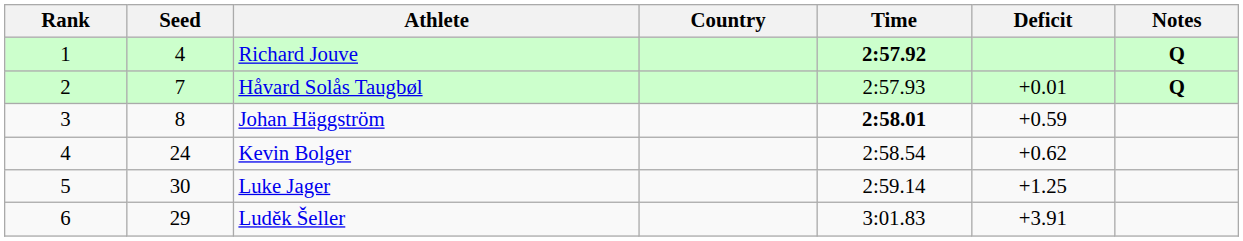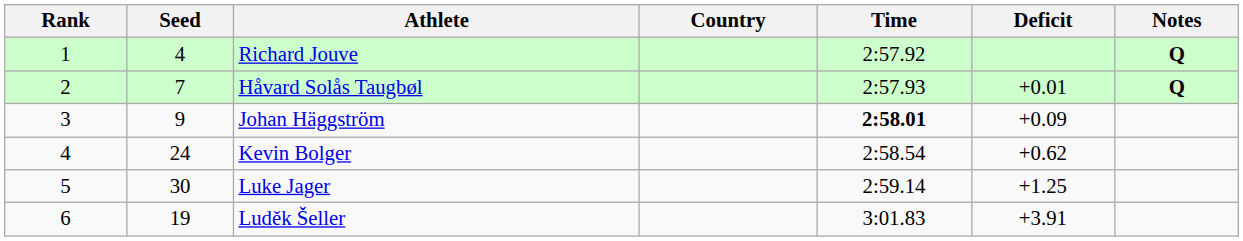(894, 53) bold -> (894, 53) normal
(180, 119) 8 -> (180, 119) 9
(1043, 119) +0.59 -> (1043, 119) +0.09
(180, 218) 29 -> (180, 218) 19
